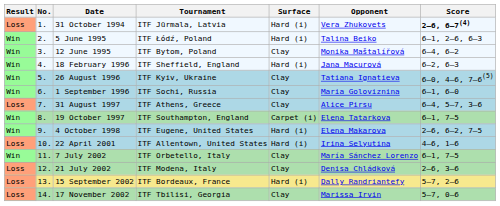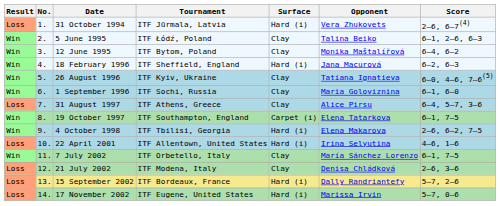(446, 24) bold -> (446, 24) normal
(289, 38) Hard (i) -> (280, 38) Clay
(195, 130) ITF Eugene, United States -> (184, 130) ITF Tbilisi, Georgia
(184, 194) ITF Tbilisi, Georgia -> (195, 194) ITF Eugene, United States
(280, 194) Clay -> (289, 194) Hard (i)
